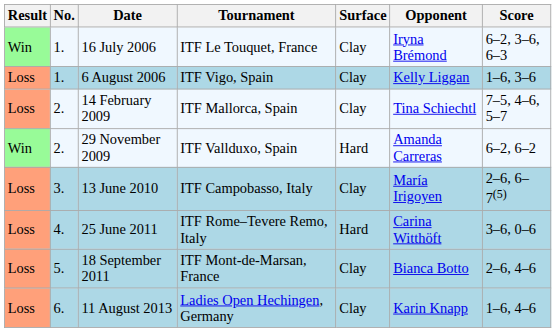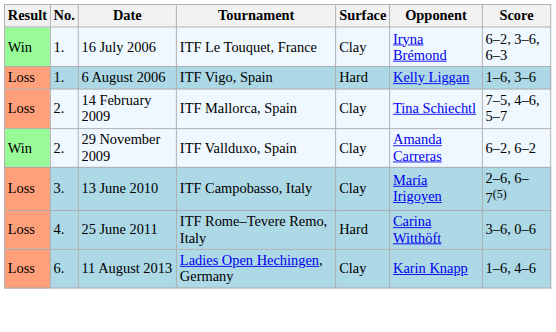(353, 77) Clay -> (354, 77) Hard
(354, 147) Hard -> (353, 147) Clay
- row: (121, 268)
